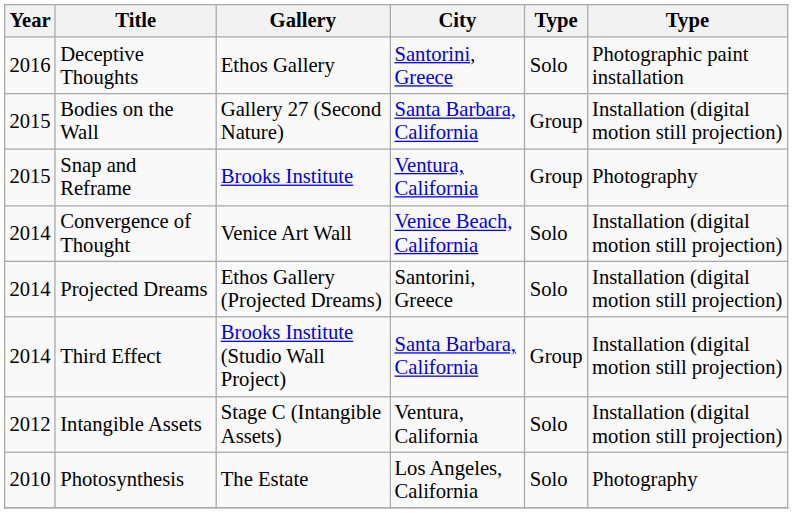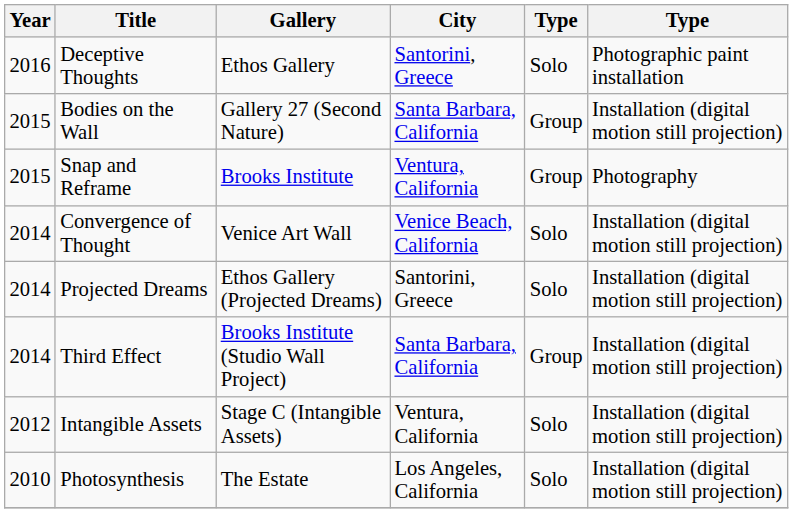(645, 480) Photography -> (687, 480) Installation (digital motion still projection)
